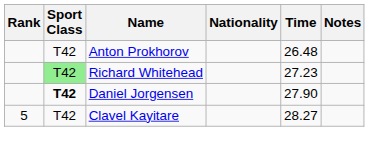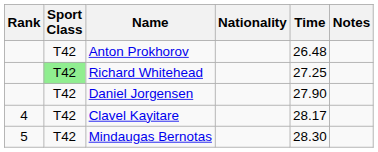(301, 72) 27.23 -> (310, 72) 27.25
(65, 94) bold -> (65, 94) normal
(24, 115) 5 -> (24, 115) 4
(301, 115) 28.27 -> (310, 115) 28.17
+ row: (150, 136)
